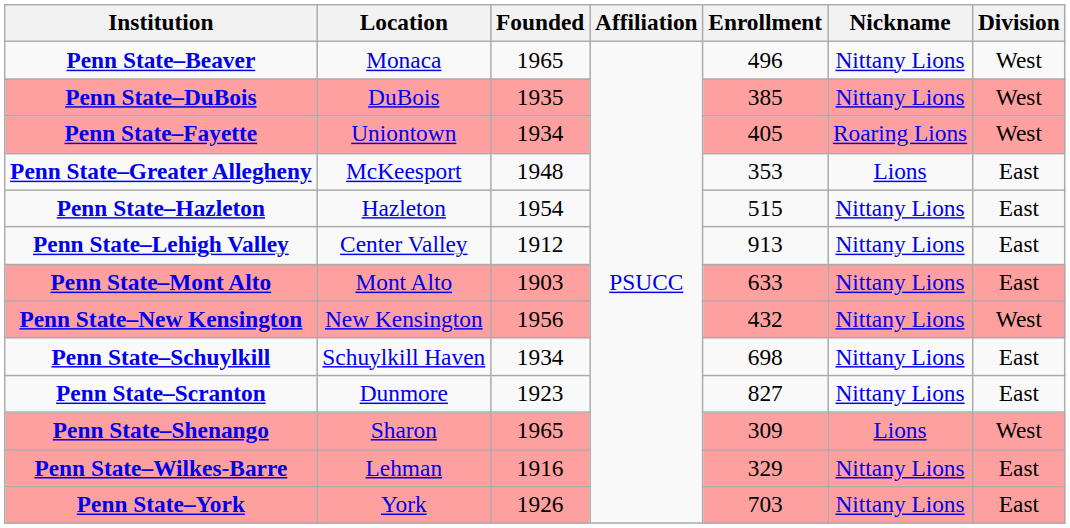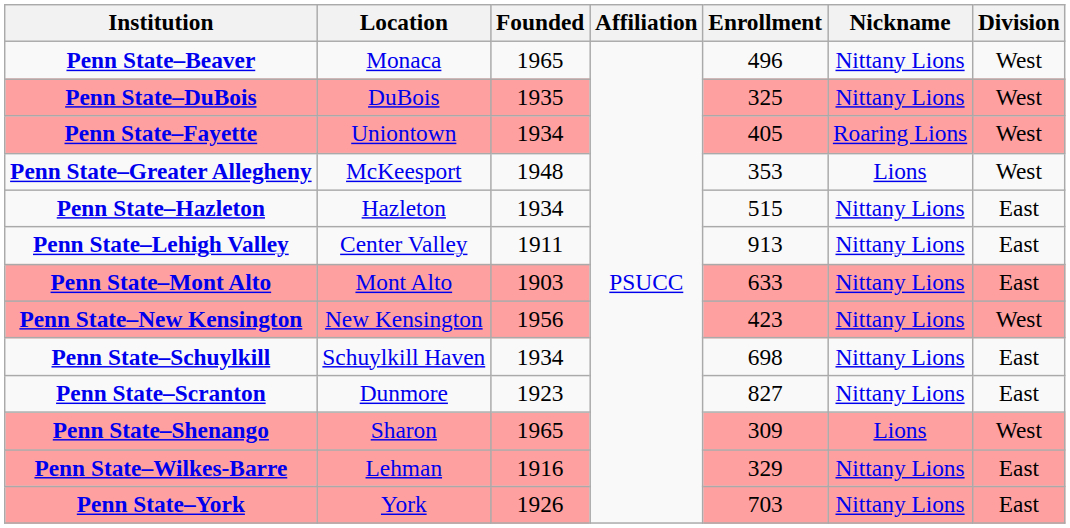(765, 97) 385 -> (765, 97) 325
(1019, 171) East -> (1019, 171) West
(540, 208) 1954 -> (540, 208) 1934
(540, 245) 1912 -> (540, 245) 1911
(765, 319) 432 -> (765, 319) 423
